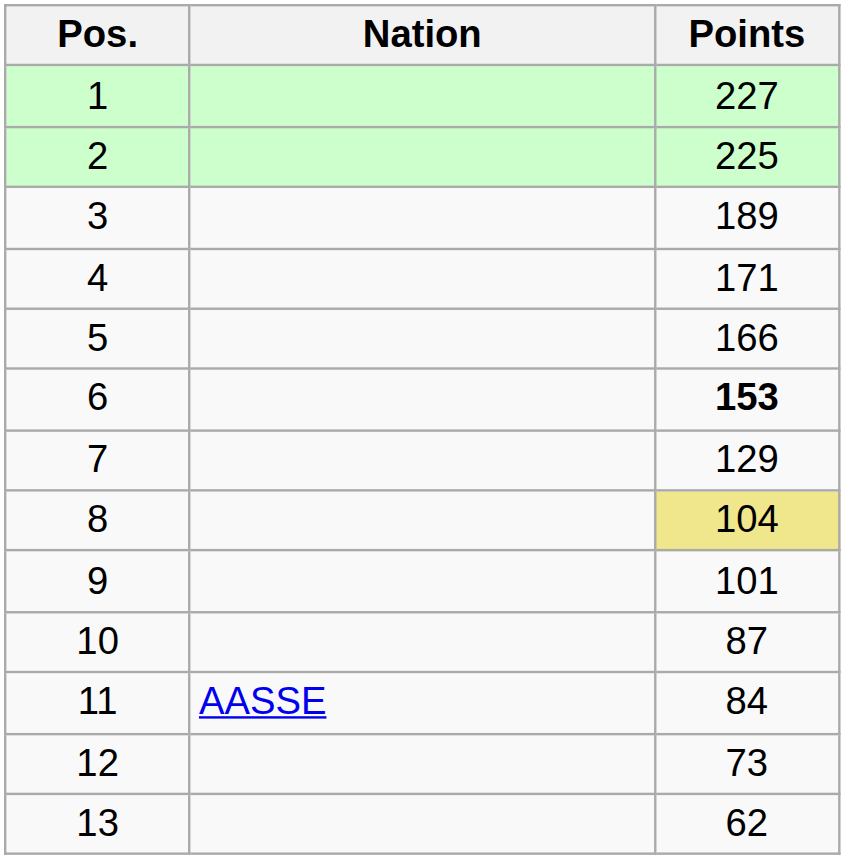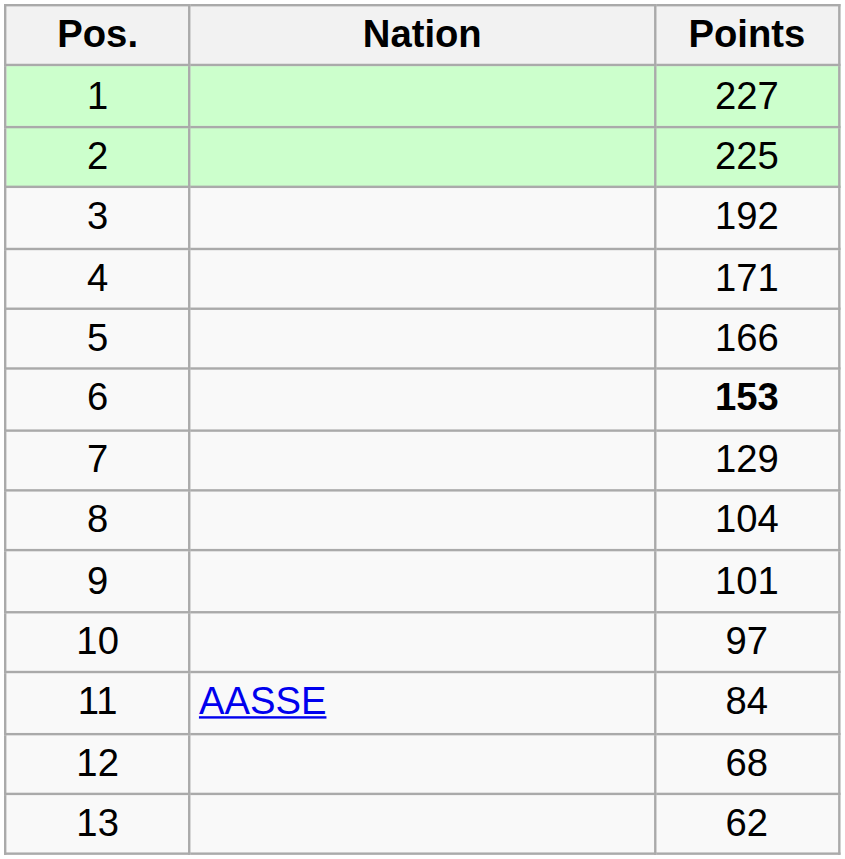(747, 216) 189 -> (747, 216) 192
(747, 519) khaki background -> (747, 519) no background
(747, 641) 87 -> (747, 641) 97
(747, 762) 73 -> (747, 762) 68
